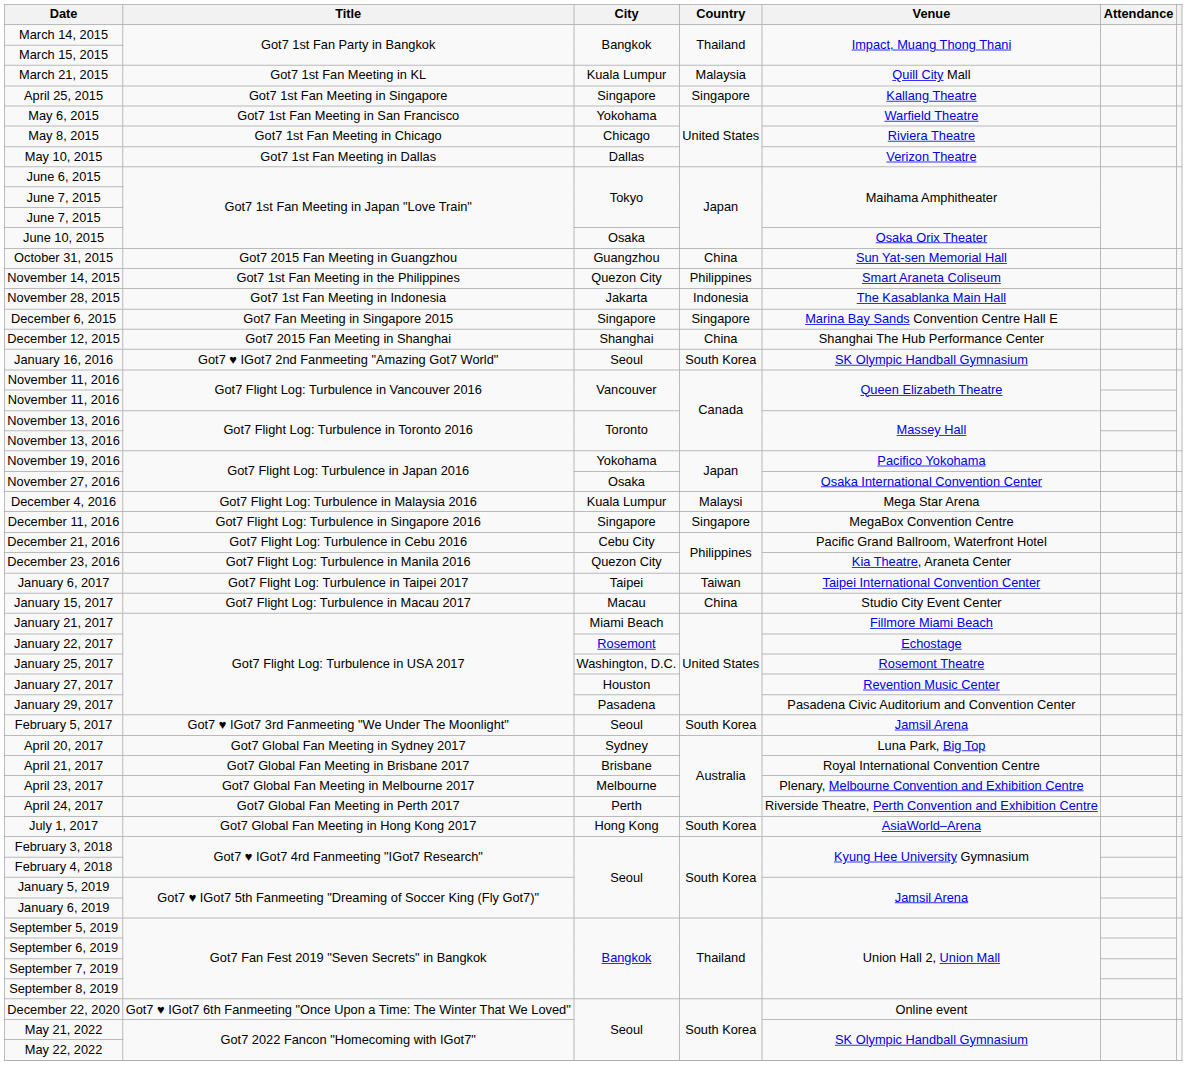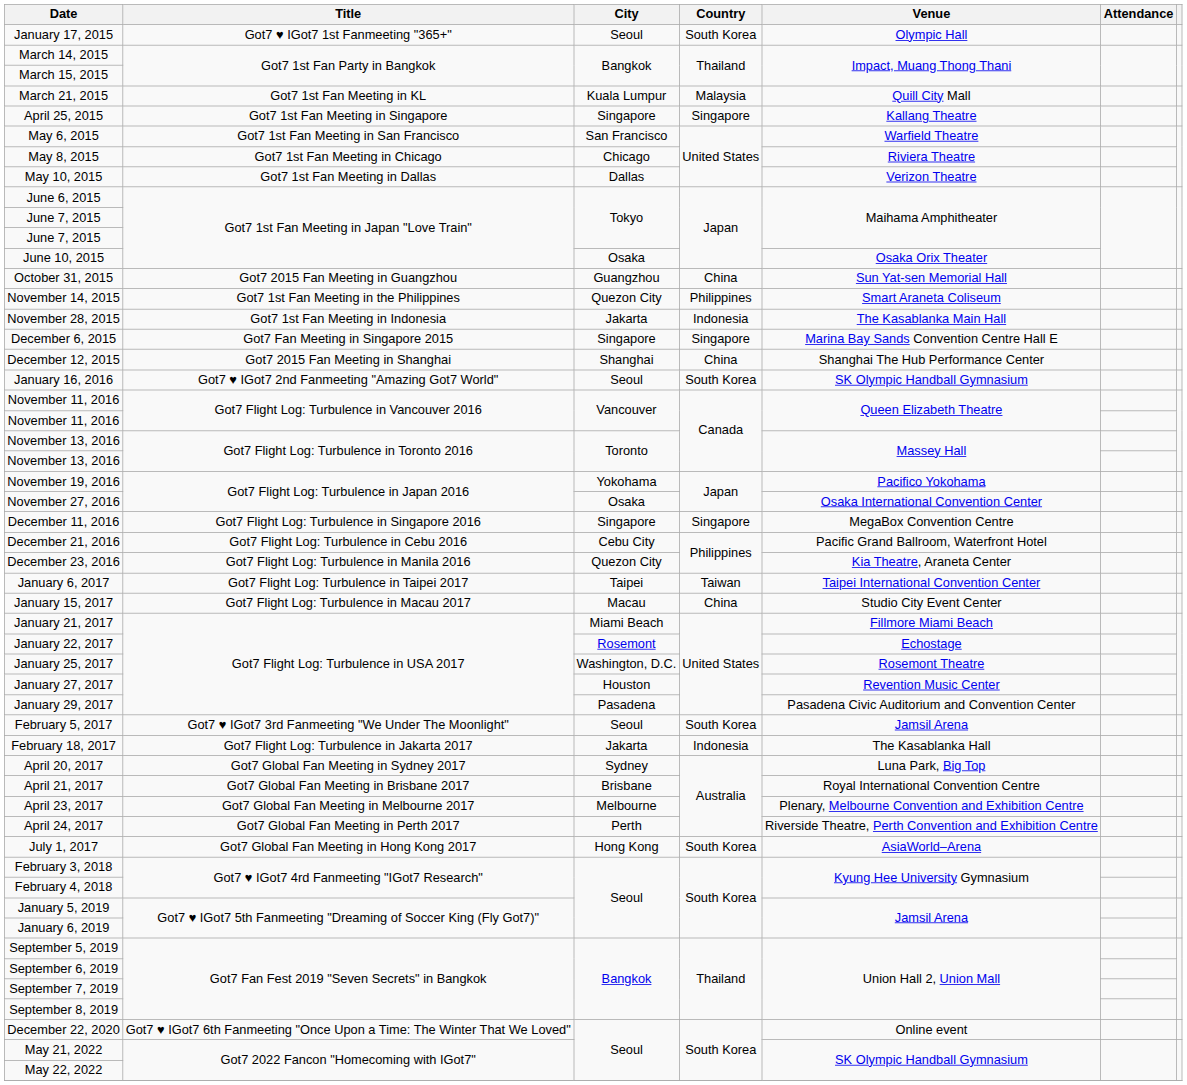+ row: (64, 34)
(626, 116) Yokohama -> (626, 136) San Francisco
- row: (64, 501)
+ row: (64, 745)
